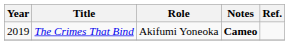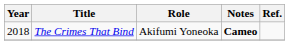(18, 31) 2019 -> (18, 31) 2018
